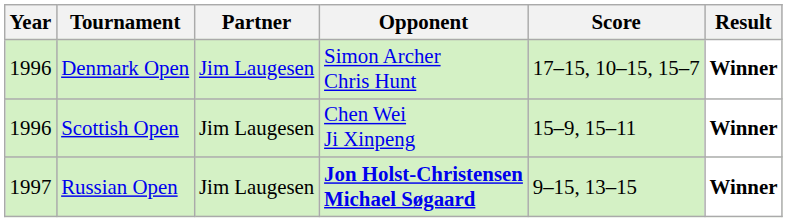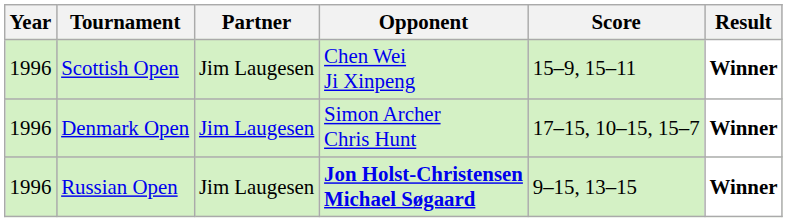rows swapped: (125, 68) <-> (120, 127)
(30, 187) 1997 -> (30, 187) 1996
